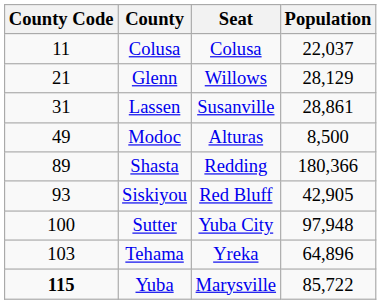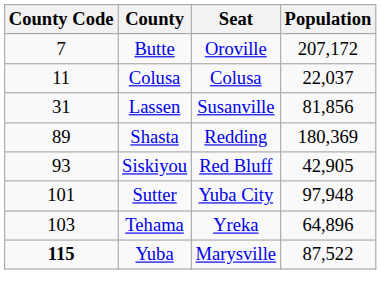+ row: (155, 48)
- row: (155, 78)
(328, 107) 28,861 -> (328, 107) 81,856
- row: (155, 136)
(328, 166) 180,366 -> (328, 136) 180,369
(61, 225) 100 -> (61, 195) 101
(328, 284) 85,722 -> (328, 254) 87,522
